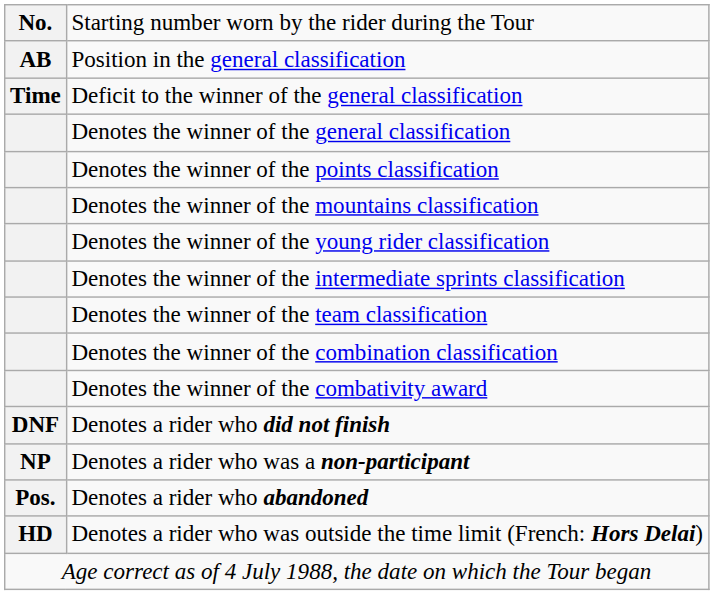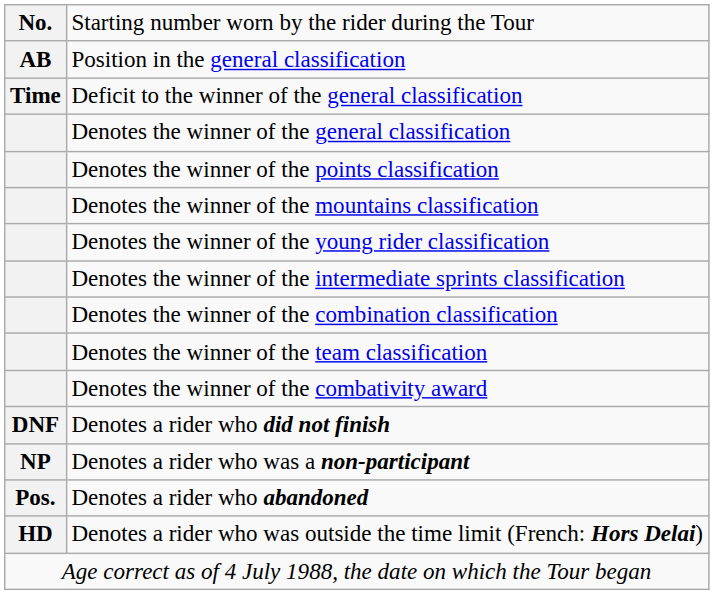rows swapped: (315, 351) <-> (279, 315)
